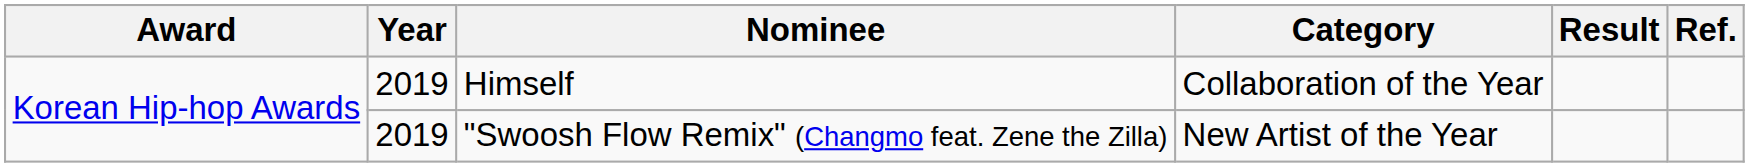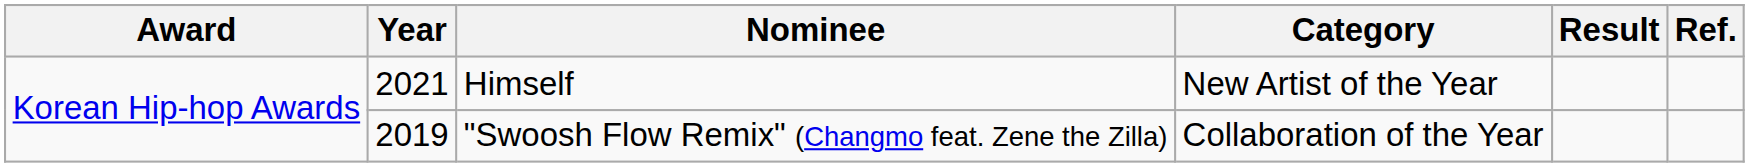(412, 82) 2019 -> (412, 82) 2021
(1363, 82) Collaboration of the Year -> (1340, 82) New Artist of the Year
(1340, 135) New Artist of the Year -> (1363, 135) Collaboration of the Year
